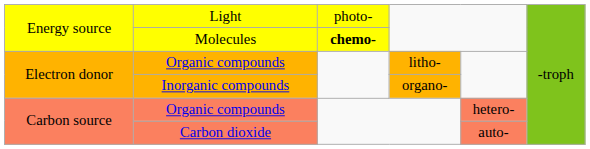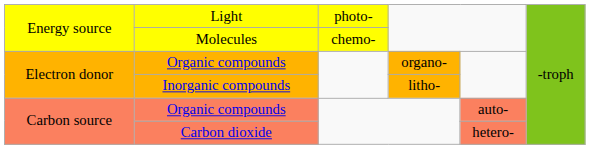(353, 39) bold -> (353, 39) normal
(425, 62) litho- -> (424, 62) organo-
(425, 86) organo- -> (424, 86) litho-
(493, 109) hetero- -> (493, 109) auto-
(493, 132) auto- -> (493, 132) hetero-
